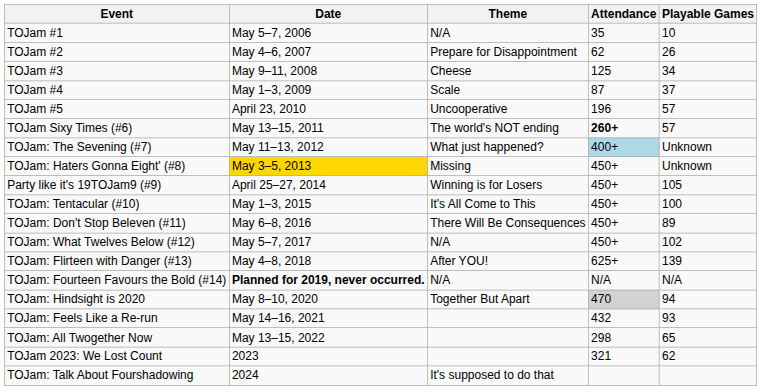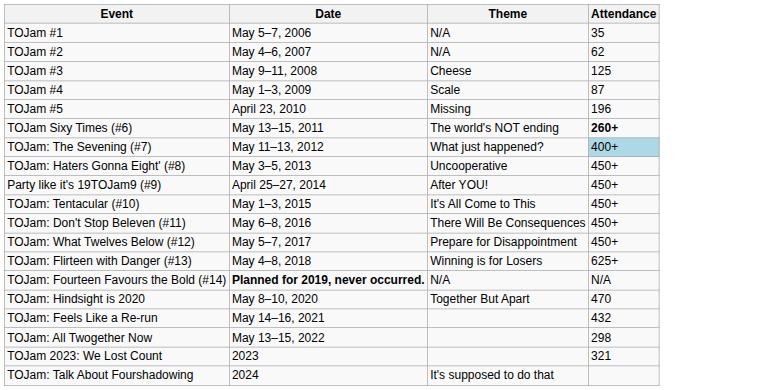- column: (708, 14)
(504, 52) Prepare for Disappointment -> (440, 52) N/A
(469, 109) Uncooperative -> (451, 109) Missing
(272, 166) gold background -> (272, 166) no background
(451, 166) Missing -> (469, 166) Uncooperative
(486, 185) Winning is for Losers -> (459, 185) After YOU!
(440, 242) N/A -> (504, 242) Prepare for Disappointment
(459, 261) After YOU! -> (486, 261) Winning is for Losers
(601, 299) lightgrey background -> (601, 299) no background
